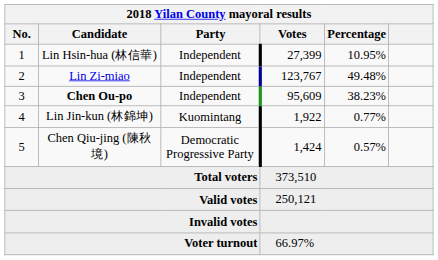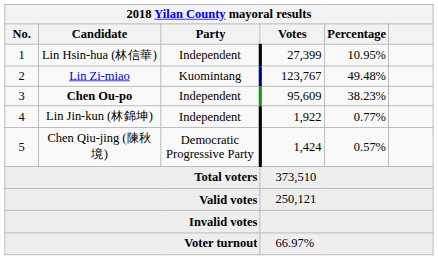(210, 76) Independent -> (210, 76) Kuomintang
(210, 116) Kuomintang -> (210, 116) Independent
